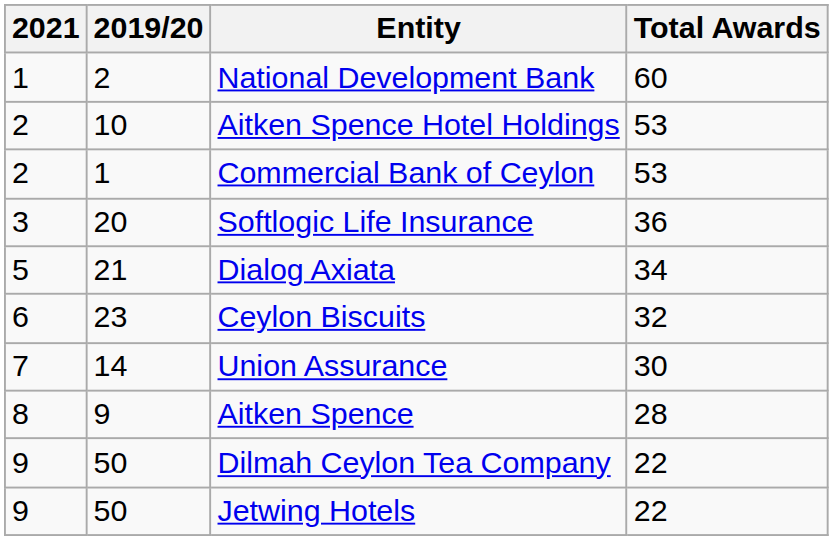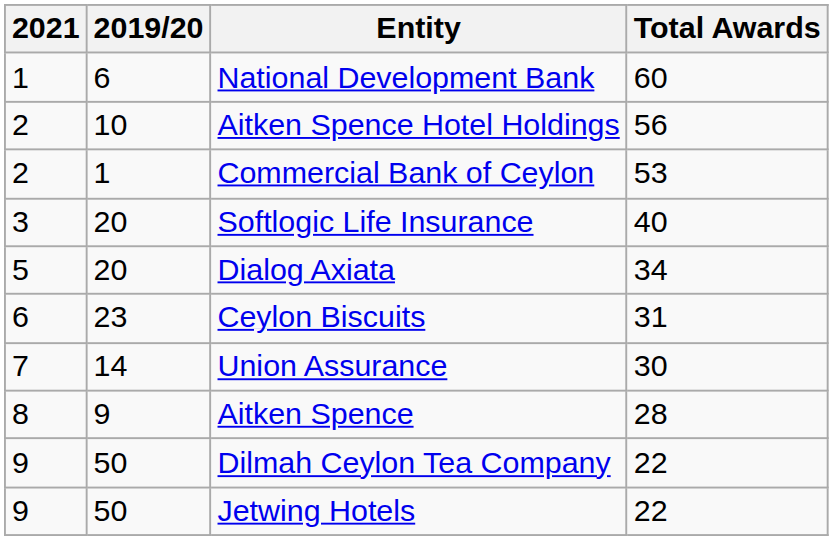(102, 76) 2 -> (102, 76) 6
(651, 125) 53 -> (651, 125) 56
(651, 221) 36 -> (651, 221) 40
(111, 269) 21 -> (111, 269) 20
(651, 317) 32 -> (651, 317) 31
